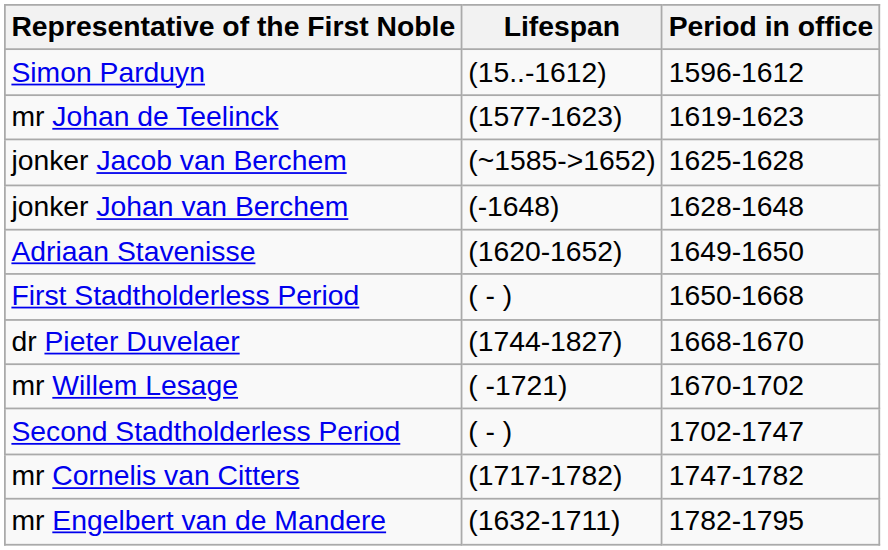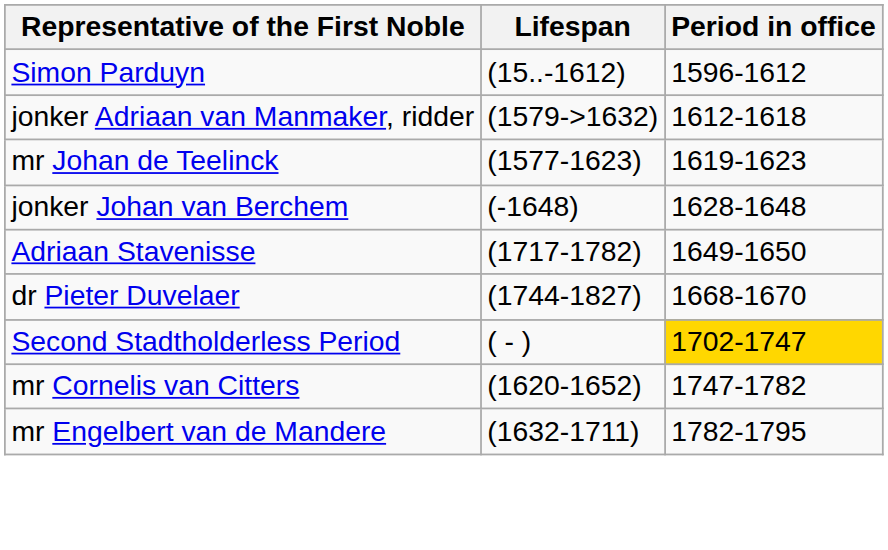+ row: (243, 116)
- row: (179, 161)
(545, 251) (1620-1652) -> (564, 251) (1717-1782)
- row: (185, 296)
- row: (125, 386)
(736, 431) no background -> (739, 341) gold background
(545, 476) (1717-1782) -> (564, 386) (1620-1652)
